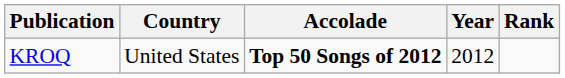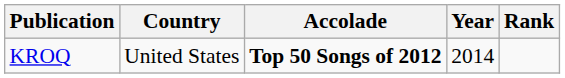(473, 55) 2012 -> (473, 55) 2014
